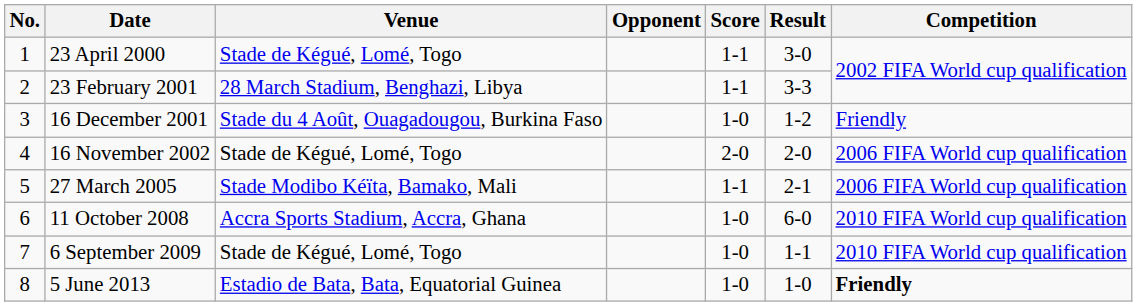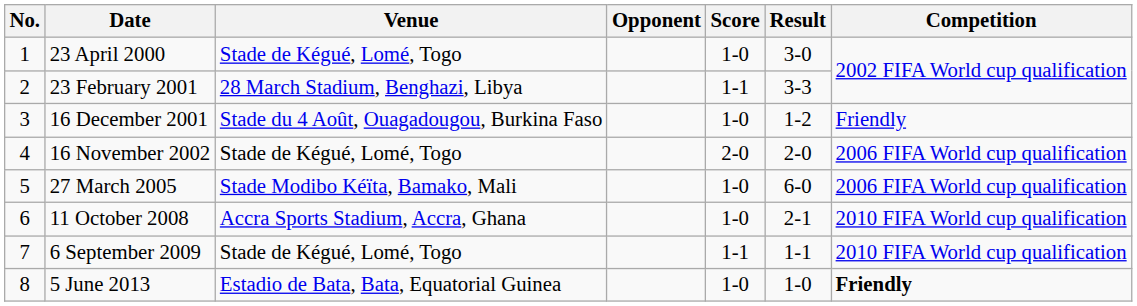(735, 53) 1-1 -> (735, 53) 1-0
(735, 185) 1-1 -> (735, 185) 1-0
(798, 185) 2-1 -> (798, 185) 6-0
(798, 218) 6-0 -> (798, 218) 2-1
(735, 251) 1-0 -> (735, 251) 1-1
